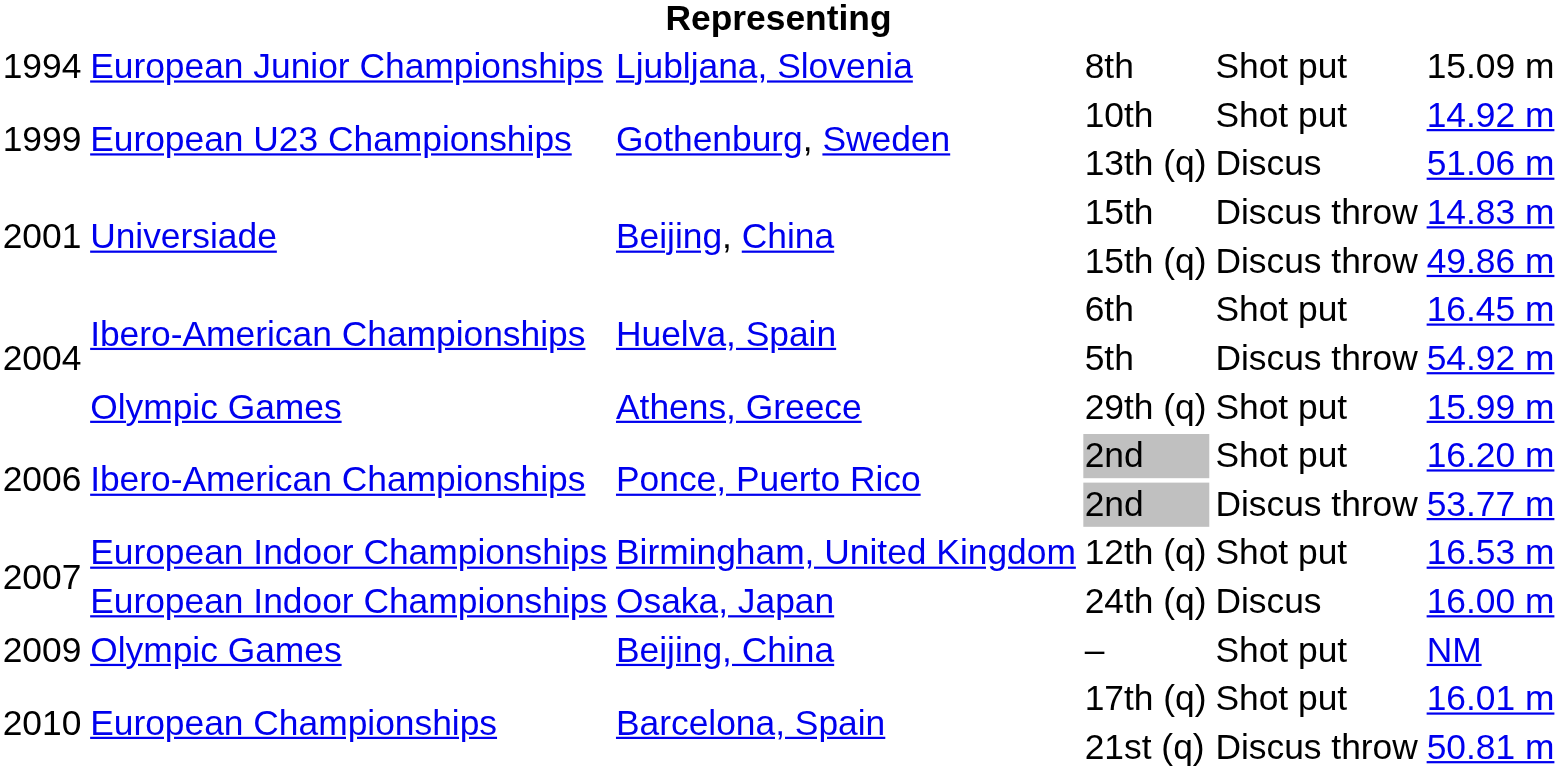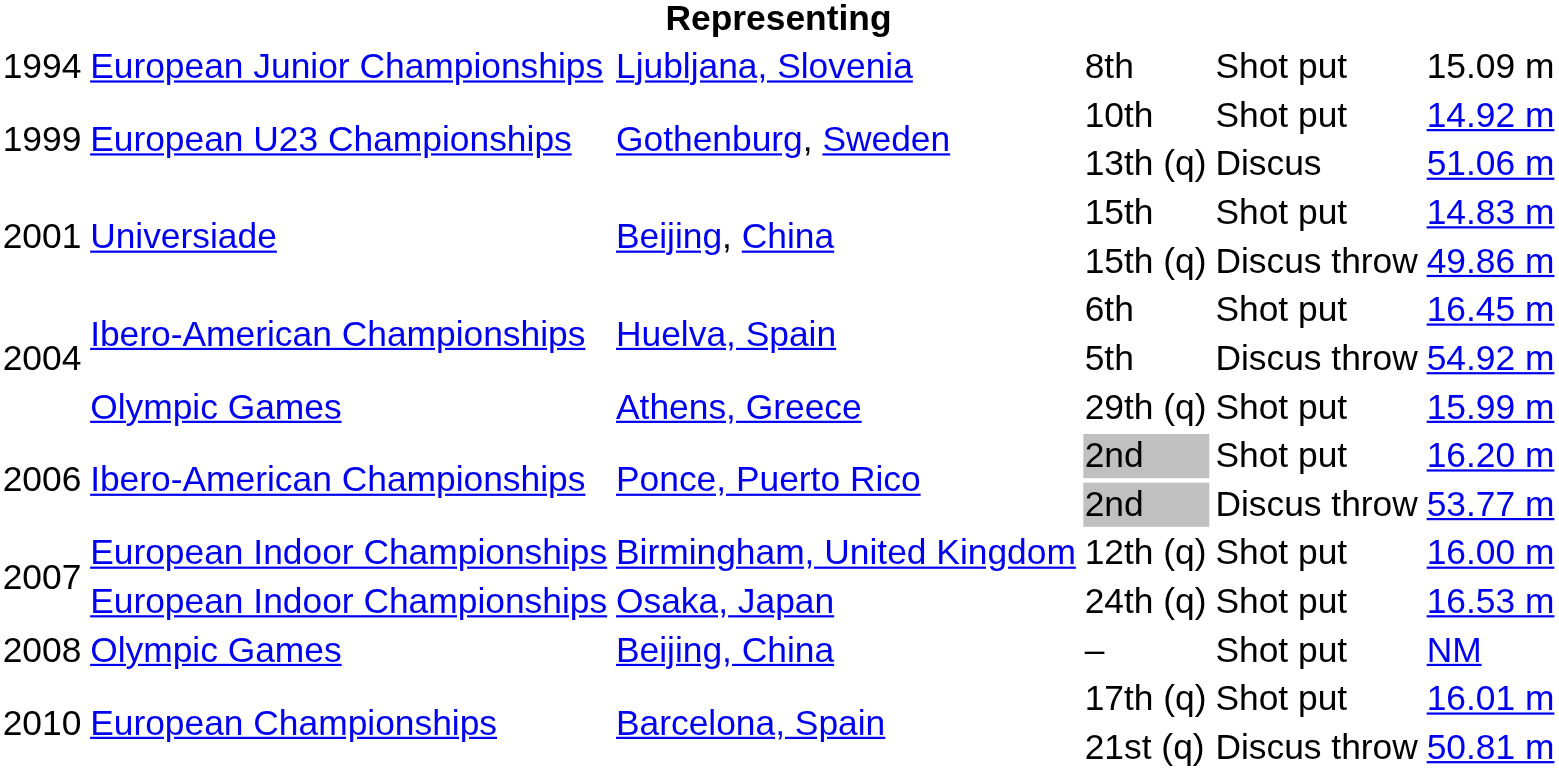(1317, 212) Discus throw -> (1281, 212) Shot put
(1491, 552) 16.53 m -> (1491, 552) 16.00 m
(1268, 601) Discus -> (1281, 601) Shot put
(1491, 601) 16.00 m -> (1491, 601) 16.53 m
(42, 649) 2009 -> (42, 649) 2008
